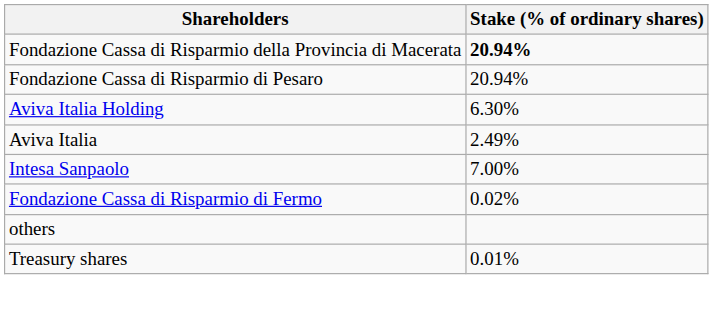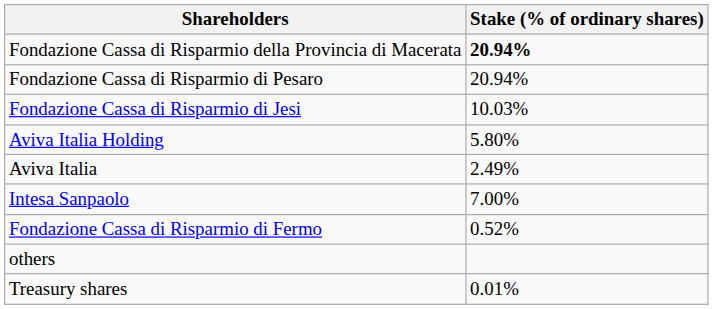+ row: (155, 109)
(495, 109) 6.30% -> (495, 139) 5.80%
(495, 199) 0.02% -> (495, 229) 0.52%
